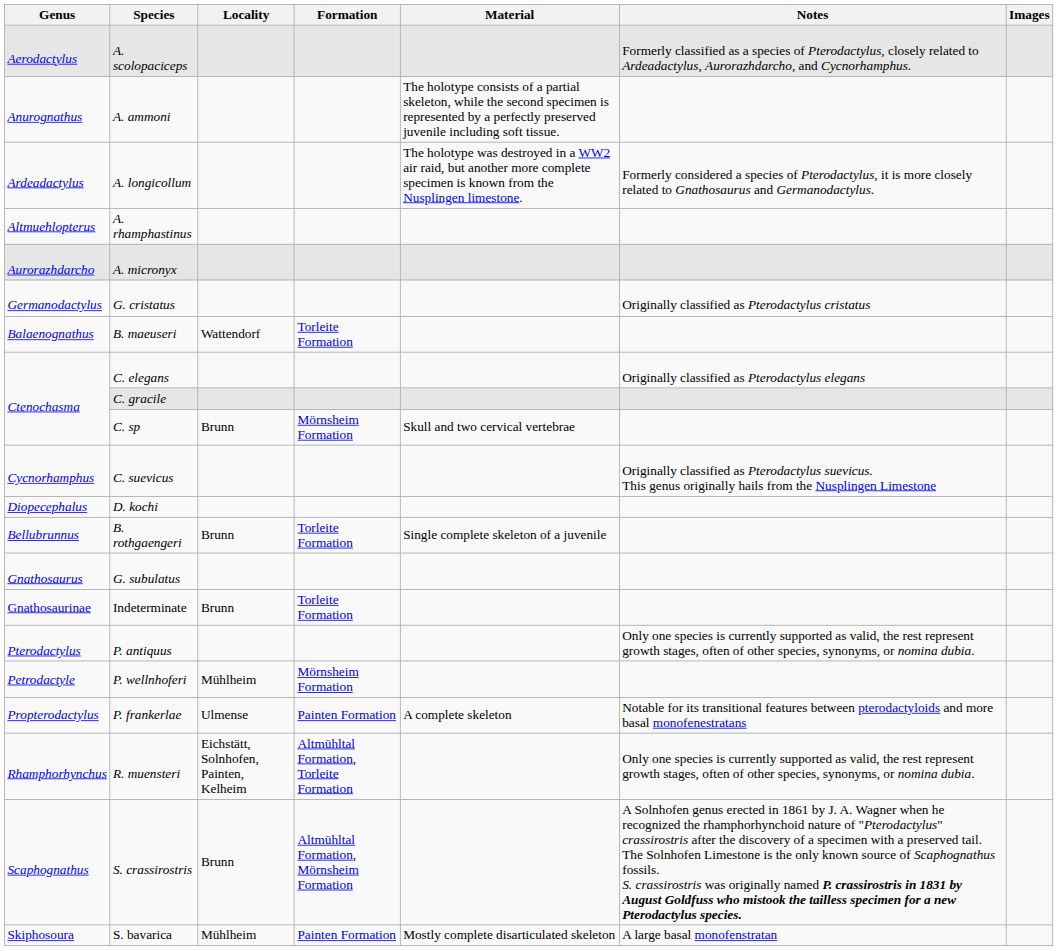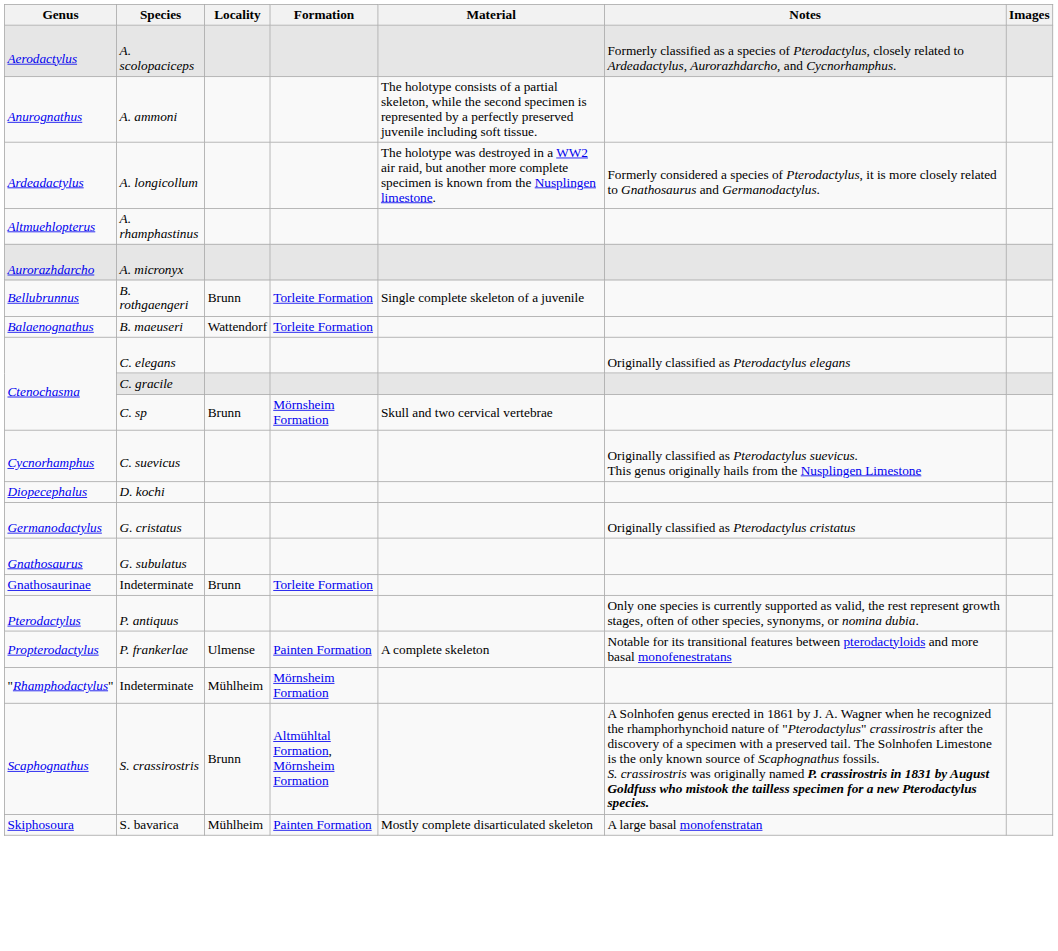rows swapped: (43, 535) <-> (55, 305)
- row: (41, 679)
- row: (57, 773)
+ row: (60, 685)
